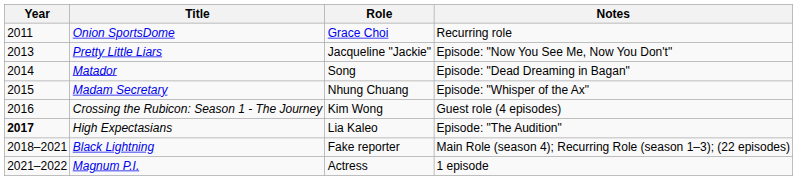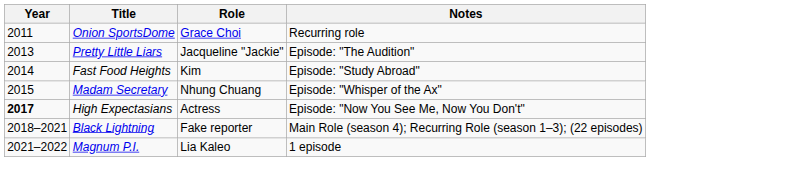(554, 52) Episode: "Now You See Me, Now You Don't" -> (352, 52) Episode: "The Audition"
- row: (95, 71)
+ row: (122, 71)
- row: (197, 109)
(353, 128) Lia Kaleo -> (200, 109) Actress
(499, 128) Episode: "The Audition" -> (407, 109) Episode: "Now You See Me, Now You Don't"
(348, 166) Actress -> (205, 147) Lia Kaleo
